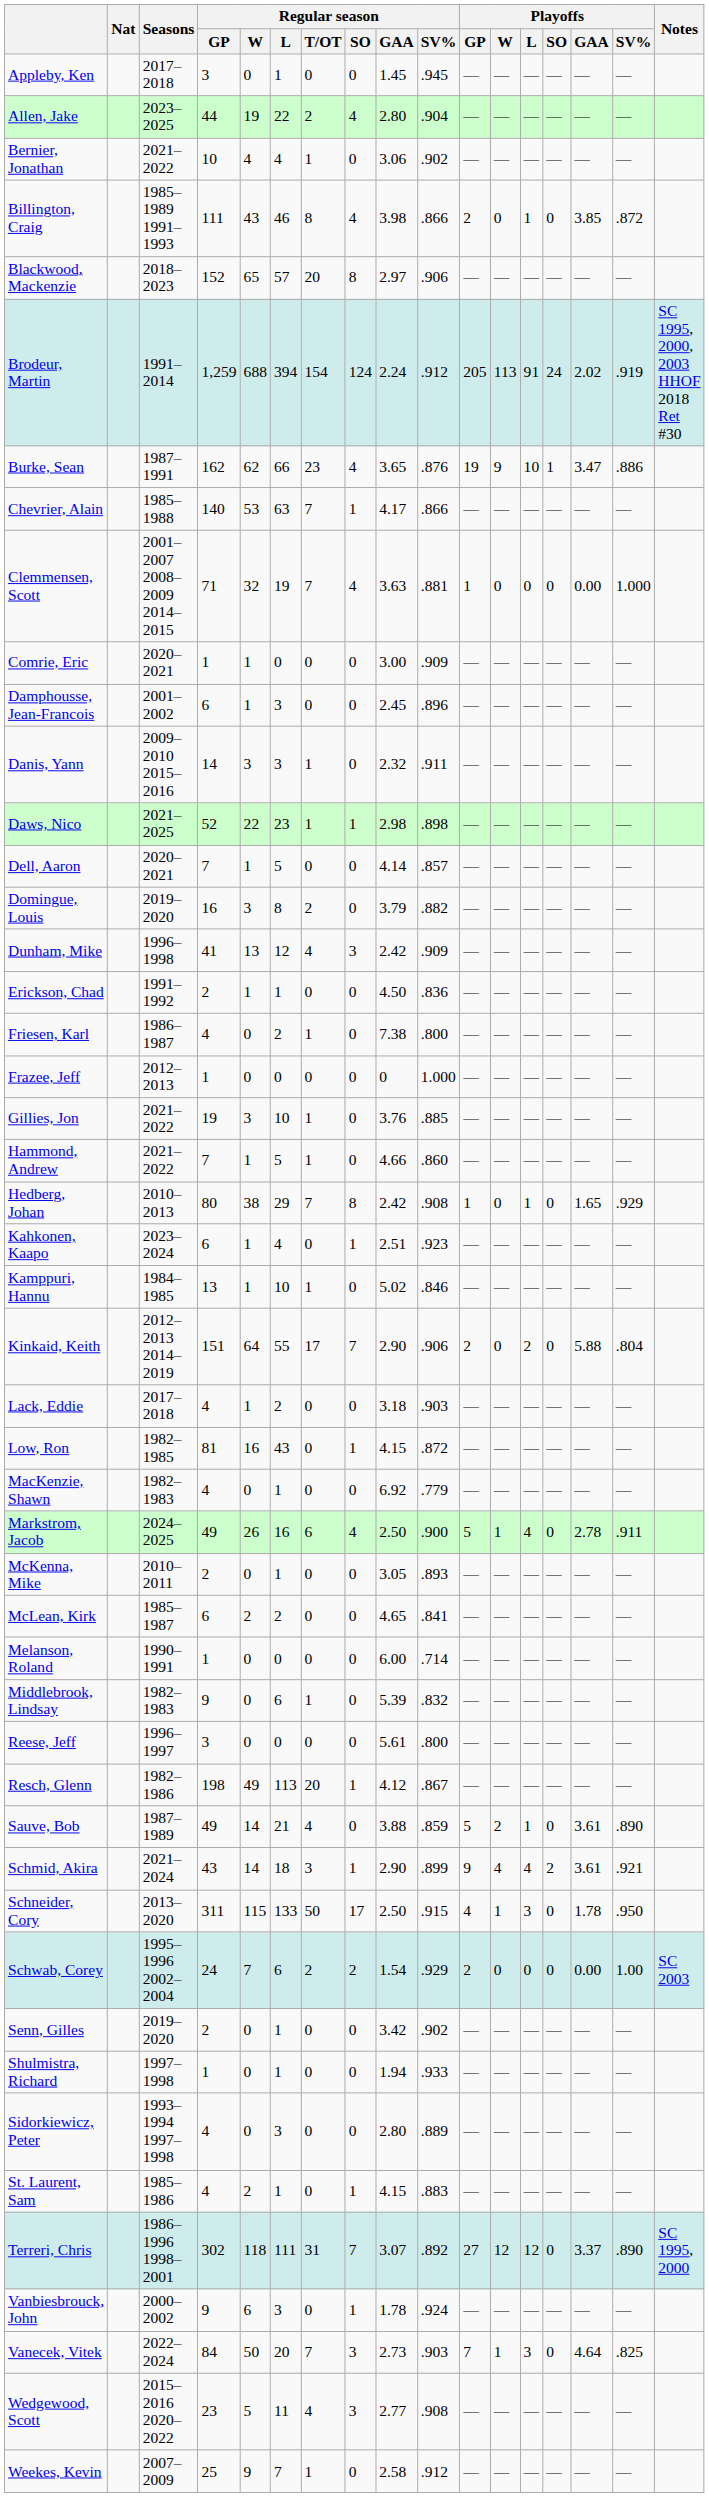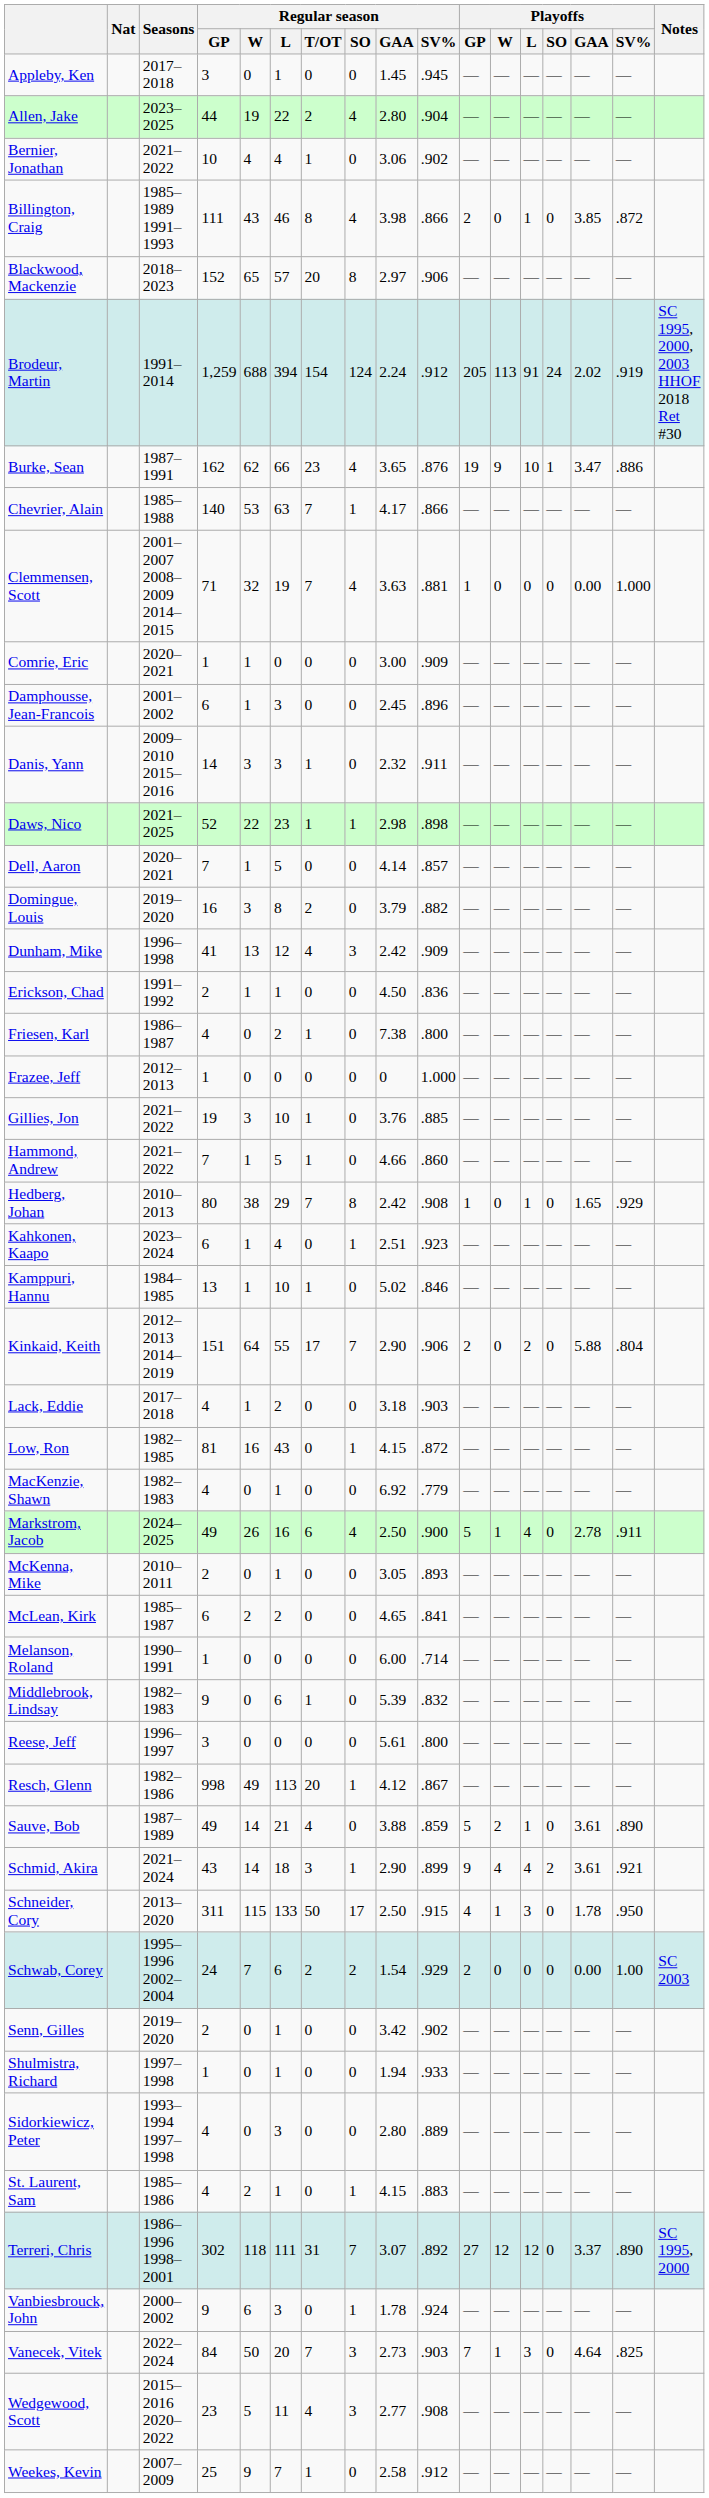(213, 1784) 198 -> (213, 1784) 998
